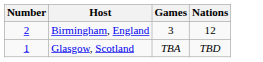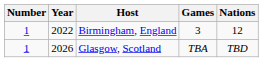+ column: (62, 13)
(27, 30) 2 -> (27, 30) 1
